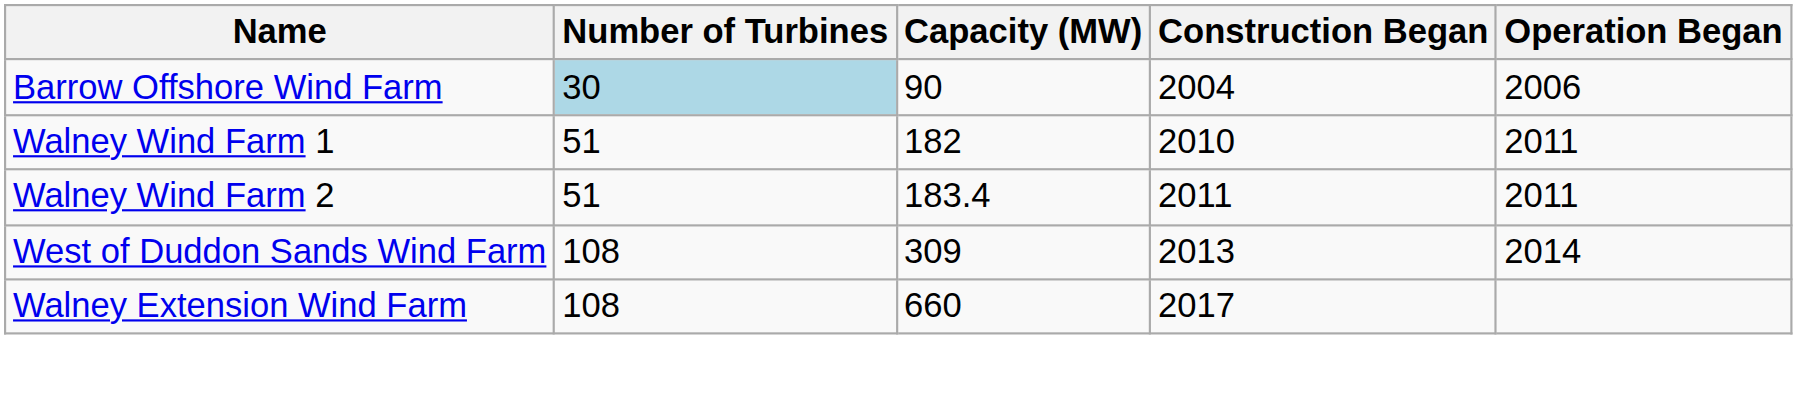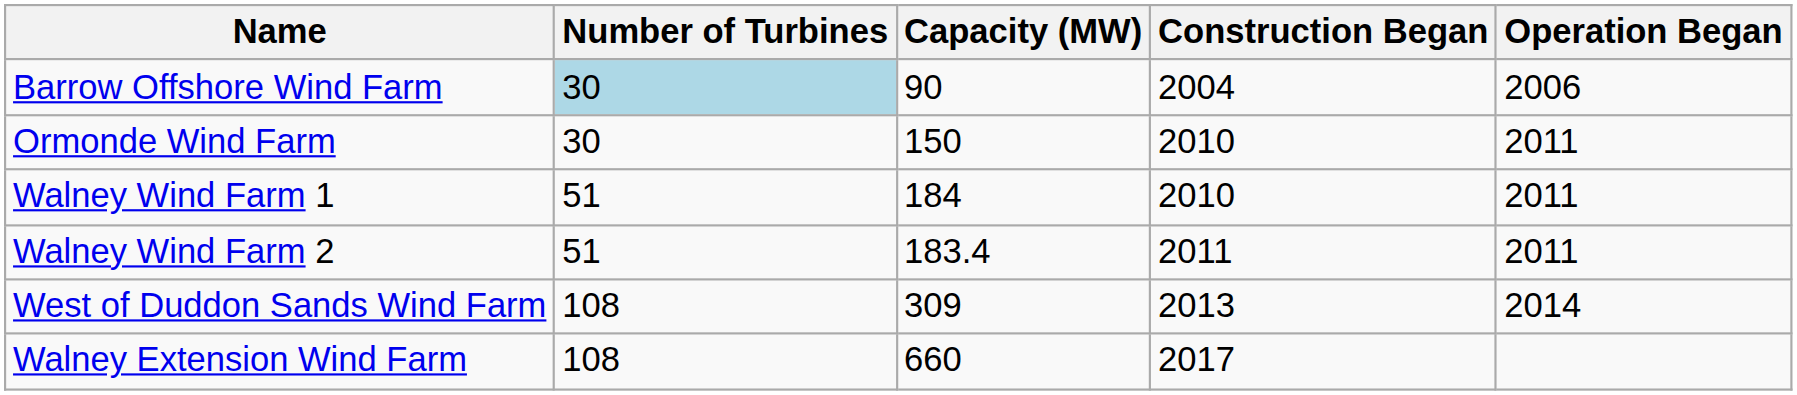+ row: (174, 141)
(933, 141) 182 -> (933, 196) 184
